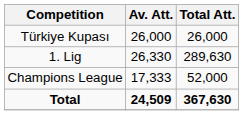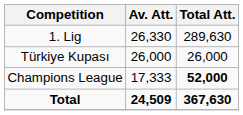rows swapped: (65, 57) <-> (65, 36)
(207, 78) normal -> (207, 78) bold
